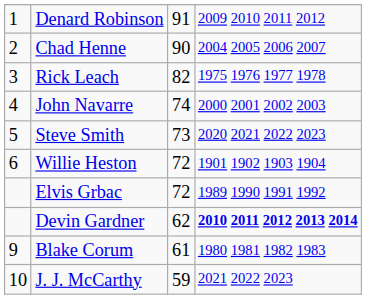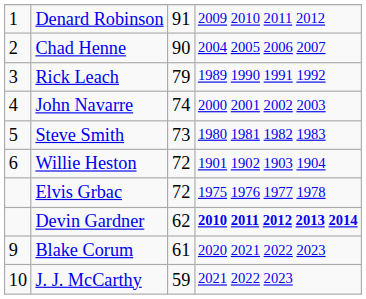(181, 76) 82 -> (181, 76) 79
(262, 76) 1975 1976 1977 1978 -> (262, 76) 1989 1990 1991 1992
(262, 134) 2020 2021 2022 2023 -> (262, 134) 1980 1981 1982 1983
(262, 192) 1989 1990 1991 1992 -> (262, 192) 1975 1976 1977 1978
(262, 250) 1980 1981 1982 1983 -> (262, 250) 2020 2021 2022 2023
